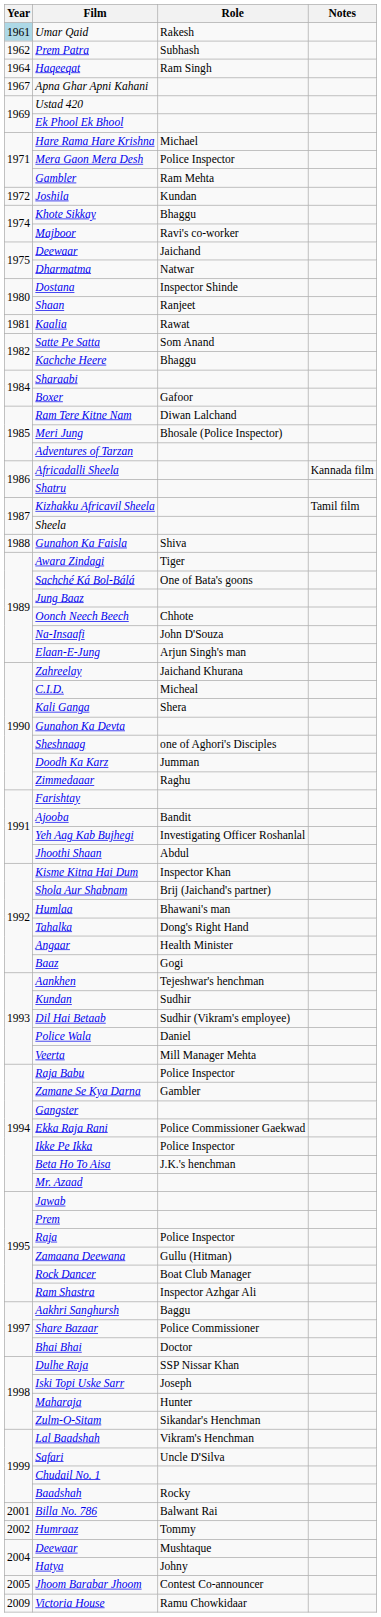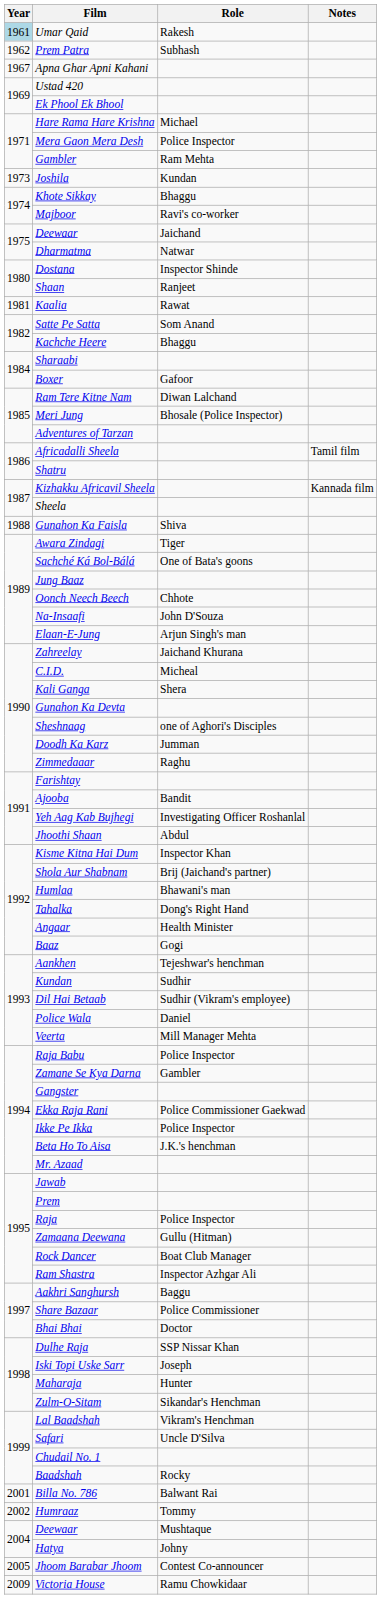- row: (58, 68)
(19, 196) 1972 -> (19, 178) 1973
(342, 470) Kannada film -> (335, 452) Tamil film
(335, 506) Tamil film -> (342, 488) Kannada film
